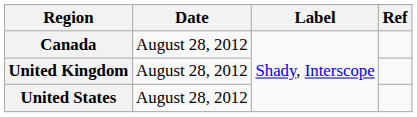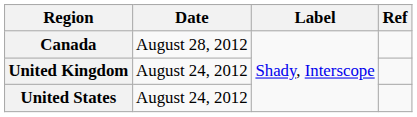(192, 71) August 28, 2012 -> (192, 71) August 24, 2012
(192, 97) August 28, 2012 -> (192, 97) August 24, 2012
